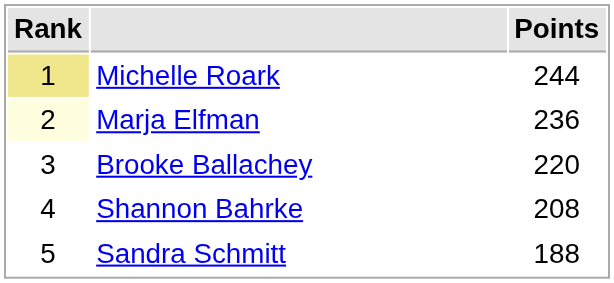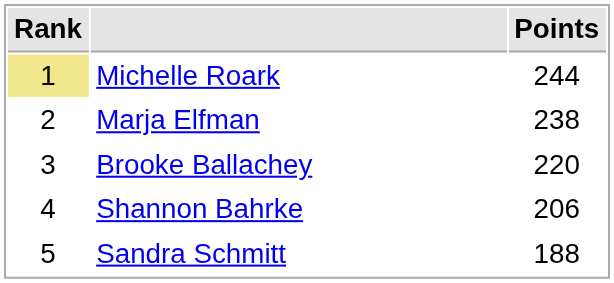(48, 120) lightyellow background -> (48, 120) no background
(557, 120) 236 -> (557, 120) 238
(557, 209) 208 -> (557, 209) 206
